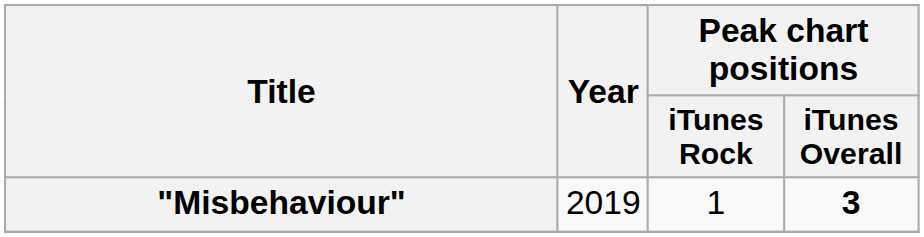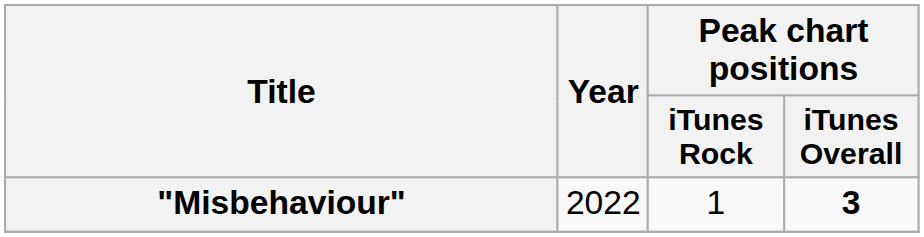(603, 203) 2019 -> (603, 203) 2022
